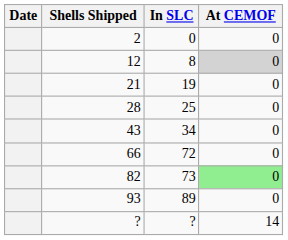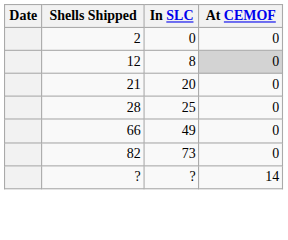(189, 84) 19 -> (189, 84) 20
- row: (134, 130)
(189, 153) 72 -> (189, 130) 49
(276, 176) lightgreen background -> (276, 153) no background
- row: (134, 199)
